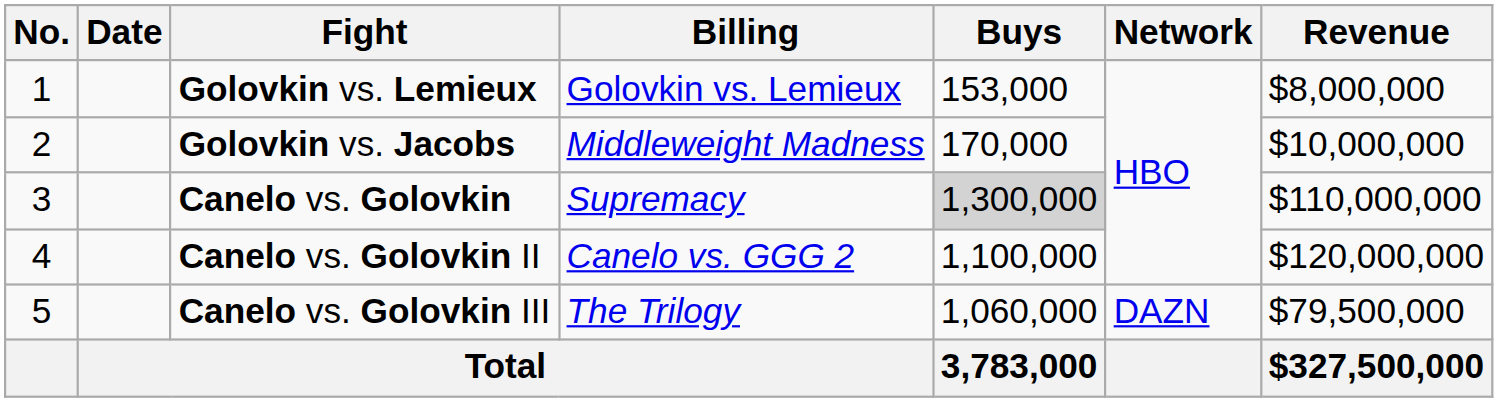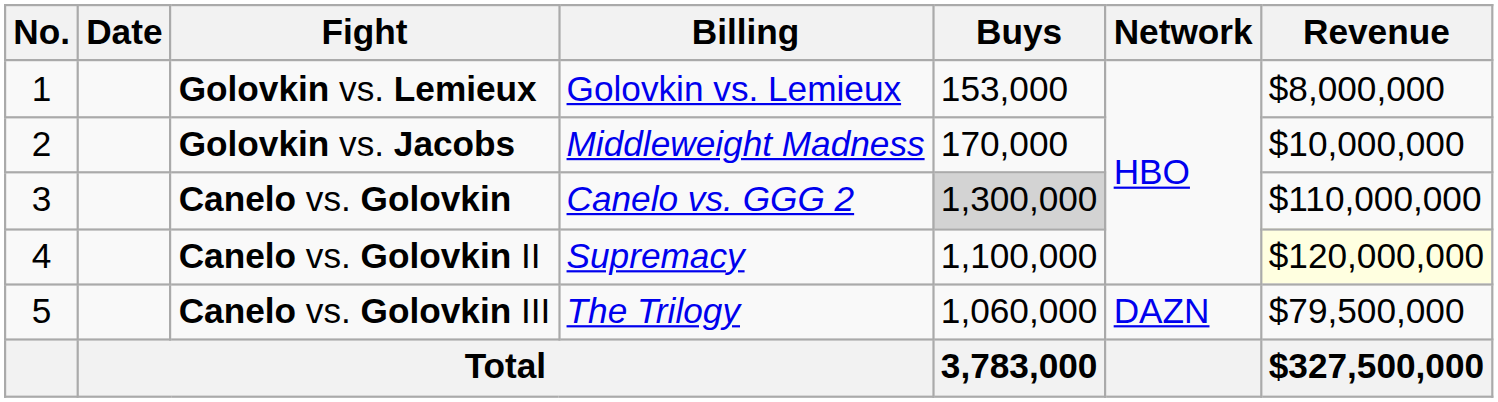(656, 199) Supremacy -> (710, 199) Canelo vs. GGG 2
(710, 255) Canelo vs. GGG 2 -> (656, 255) Supremacy
(1376, 255) no background -> (1376, 255) lightyellow background
